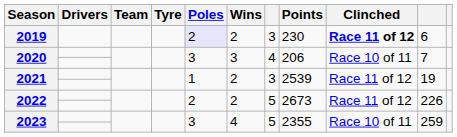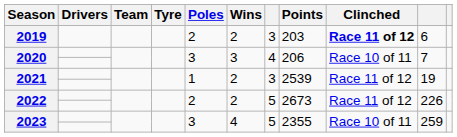(192, 36) lavender background -> (192, 36) no background
(293, 36) 230 -> (293, 36) 203
